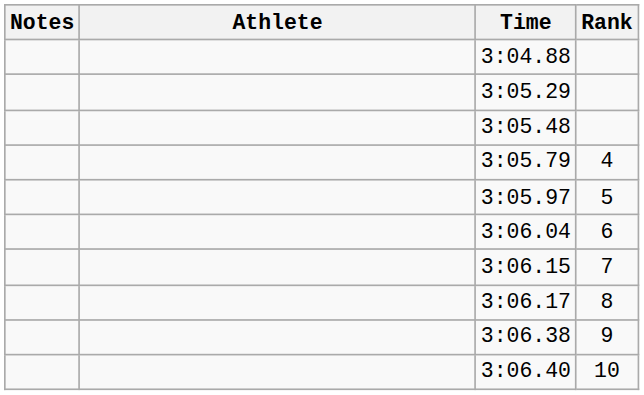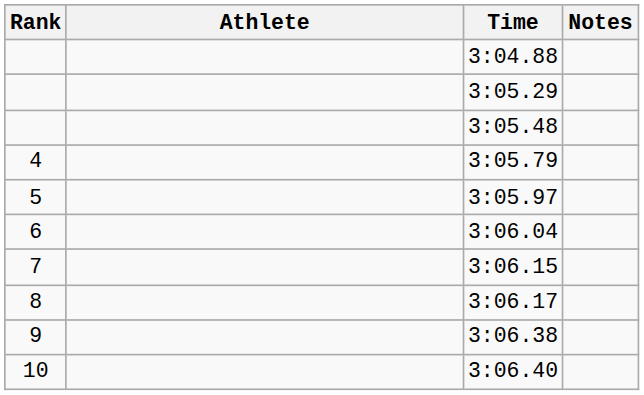columns swapped: (607, 22) <-> (42, 22)
